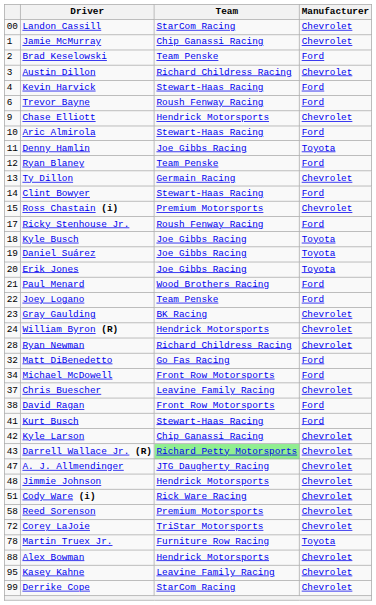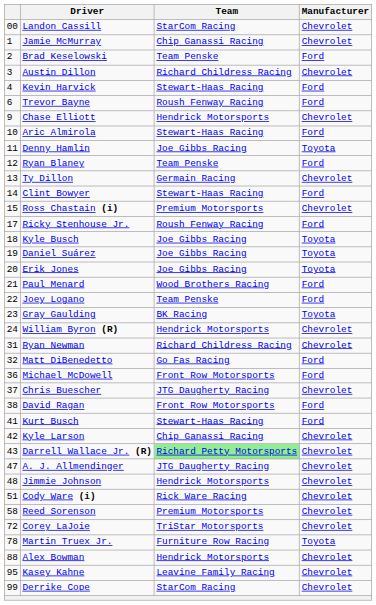(327, 315) Chevrolet -> (319, 315) Toyota
(12, 346) 28 -> (12, 346) 31
(12, 376) 34 -> (12, 376) 36
(216, 391) Leavine Family Racing -> (213, 391) JTG Daugherty Racing
